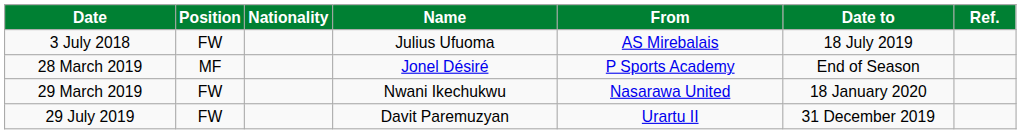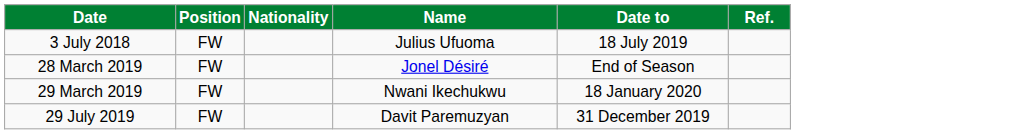- column: (670, 17)
(210, 67) MF -> (210, 67) FW
